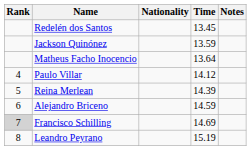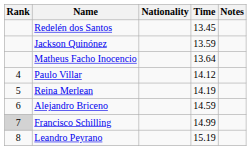(205, 91) 14.39 -> (205, 91) 14.19
(205, 122) 14.69 -> (205, 122) 14.99
